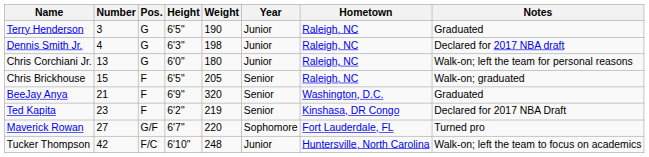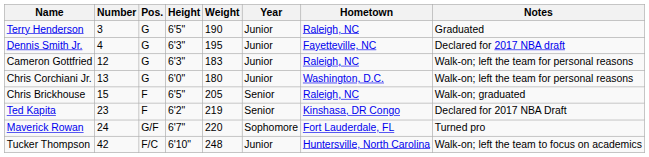(213, 45) 198 -> (214, 45) 195
(330, 45) Raleigh, NC -> (340, 45) Fayetteville, NC
+ row: (49, 62)
(330, 62) Raleigh, NC -> (343, 78) Washington, D.C.
- row: (37, 95)
(102, 128) 27 -> (103, 128) 24
